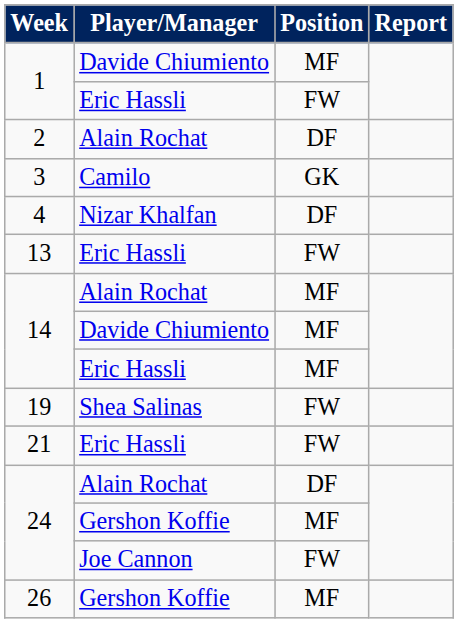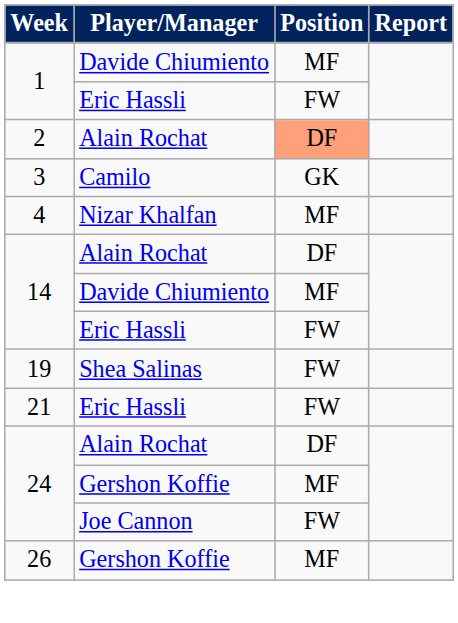(322, 138) no background -> (322, 138) lightsalmon background
(322, 215) DF -> (322, 215) MF
- row: (39, 253)
(322, 291) MF -> (322, 253) DF
(322, 368) MF -> (322, 330) FW
